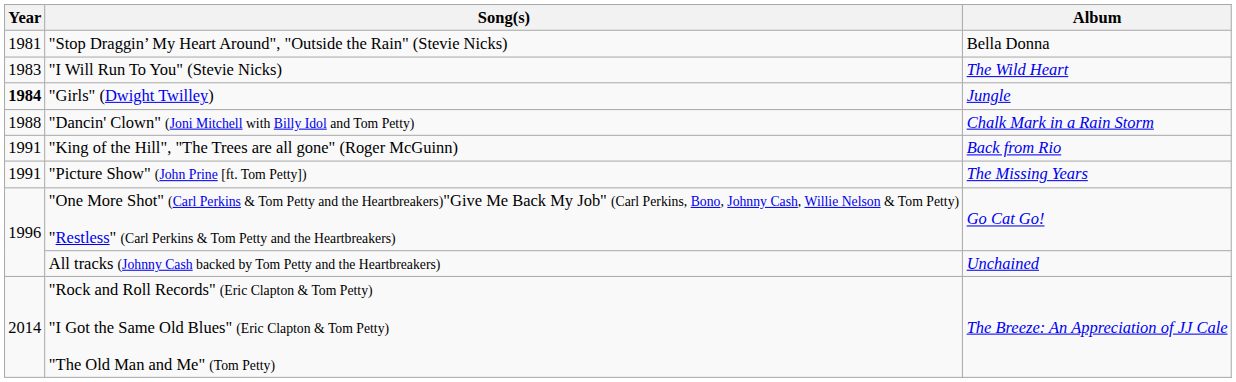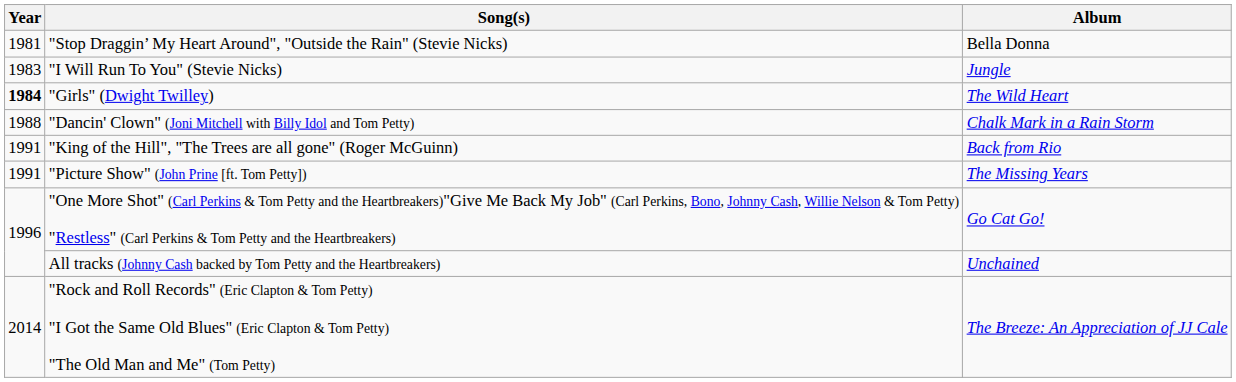(1017, 69) The Wild Heart -> (989, 69) Jungle
(989, 95) Jungle -> (1017, 95) The Wild Heart
